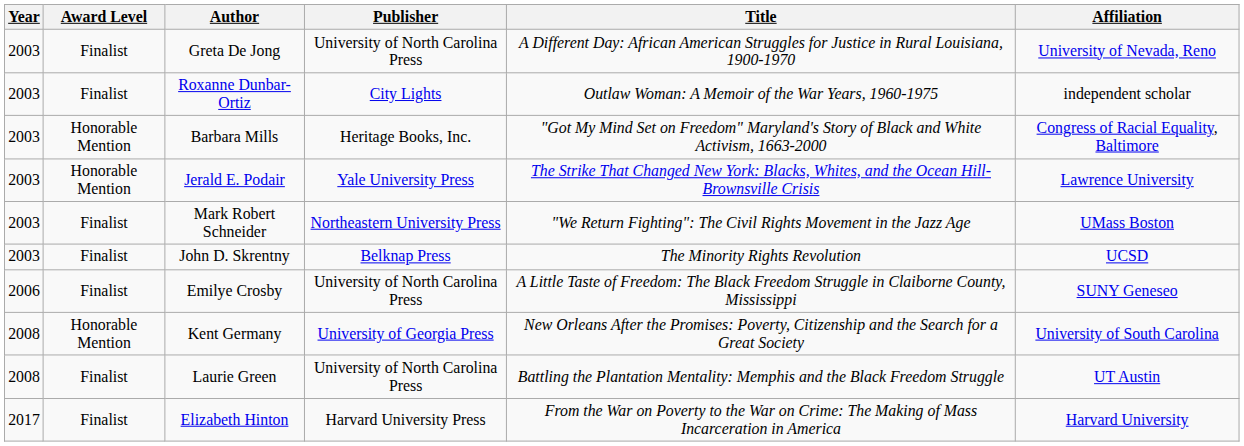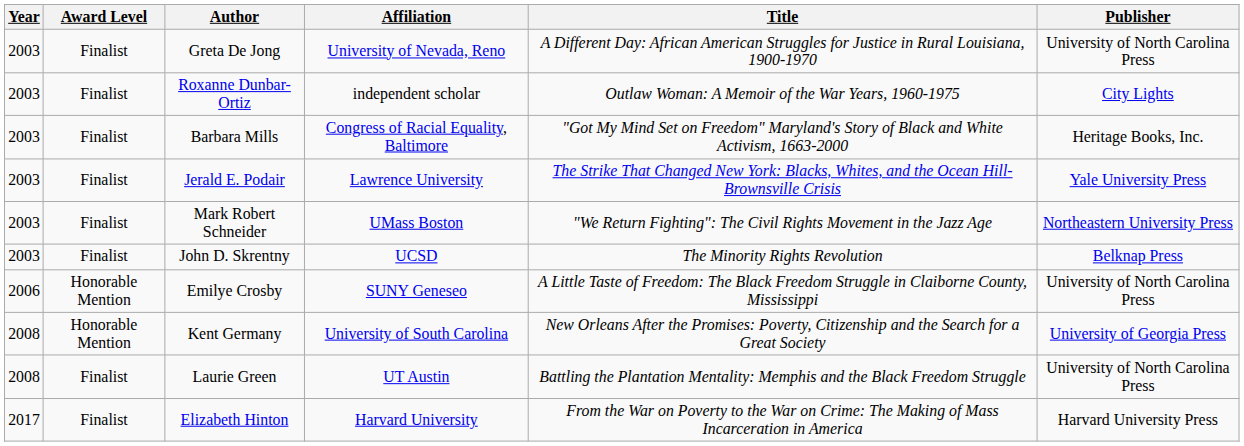columns swapped: (1127, 17) <-> (406, 17)
(104, 136) Honorable Mention -> (104, 136) Finalist
(104, 179) Honorable Mention -> (104, 179) Finalist
(104, 290) Finalist -> (104, 290) Honorable Mention
